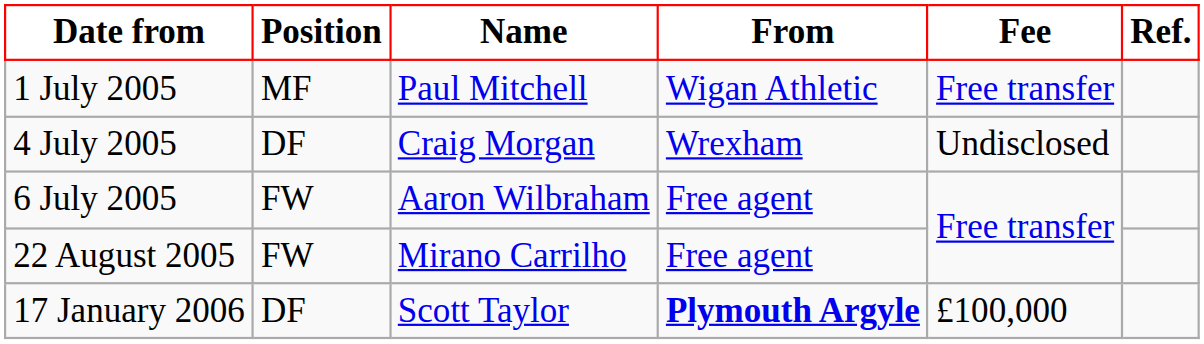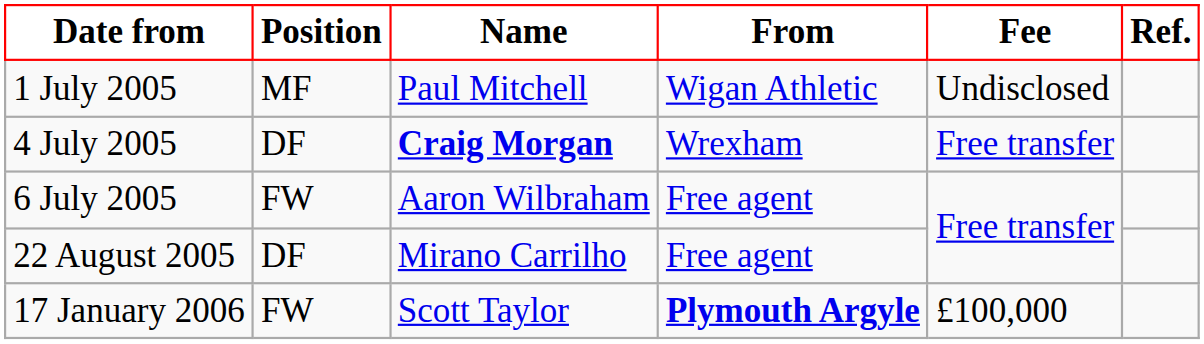(1025, 87) Free transfer -> (1023, 87) Undisclosed
(496, 143) normal -> (505, 143) bold
(1023, 143) Undisclosed -> (1025, 143) Free transfer
(287, 254) FW -> (283, 254) DF
(283, 310) DF -> (287, 310) FW
